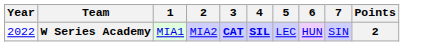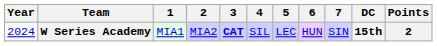+ column: (368, 14)
(21, 32) 2022 -> (21, 32) 2024
(260, 32) bold -> (260, 32) normal
